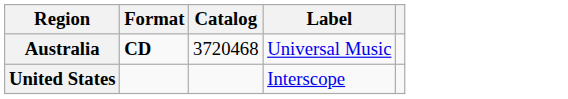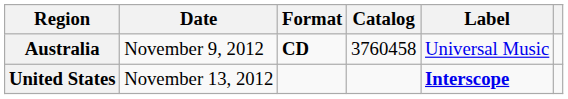+ column: (199, 19)
(226, 49) 3720468 -> (384, 49) 3760458
(306, 78) normal -> (467, 78) bold
